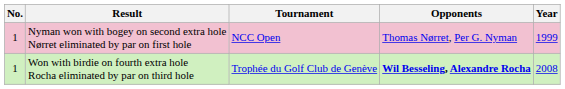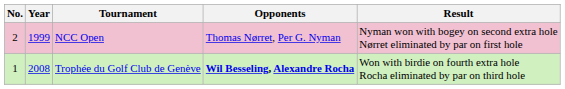columns swapped: (547, 13) <-> (127, 13)
(15, 38) 1 -> (15, 38) 2
